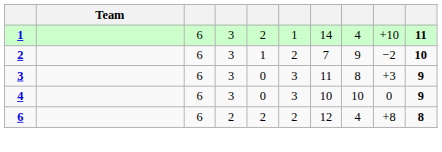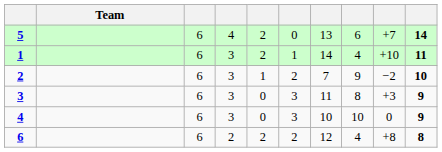+ row: (20, 35)
